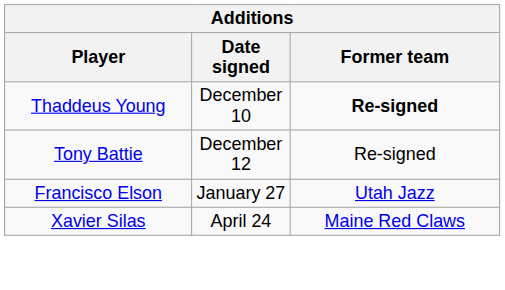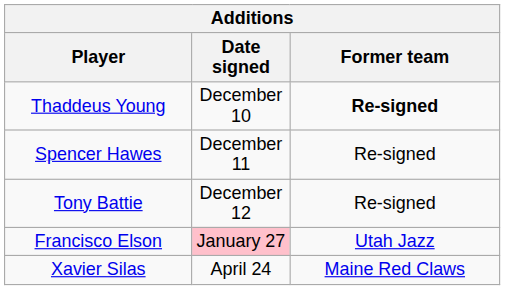+ row: (98, 154)
(241, 192) no background -> (241, 241) pink background
